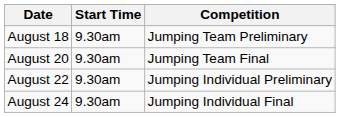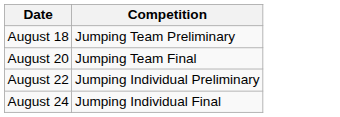- column: (108, 15)
